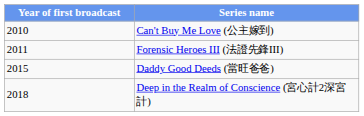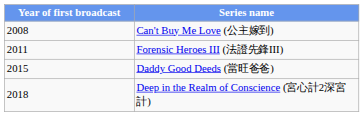(18, 31) 2010 -> (18, 31) 2008
